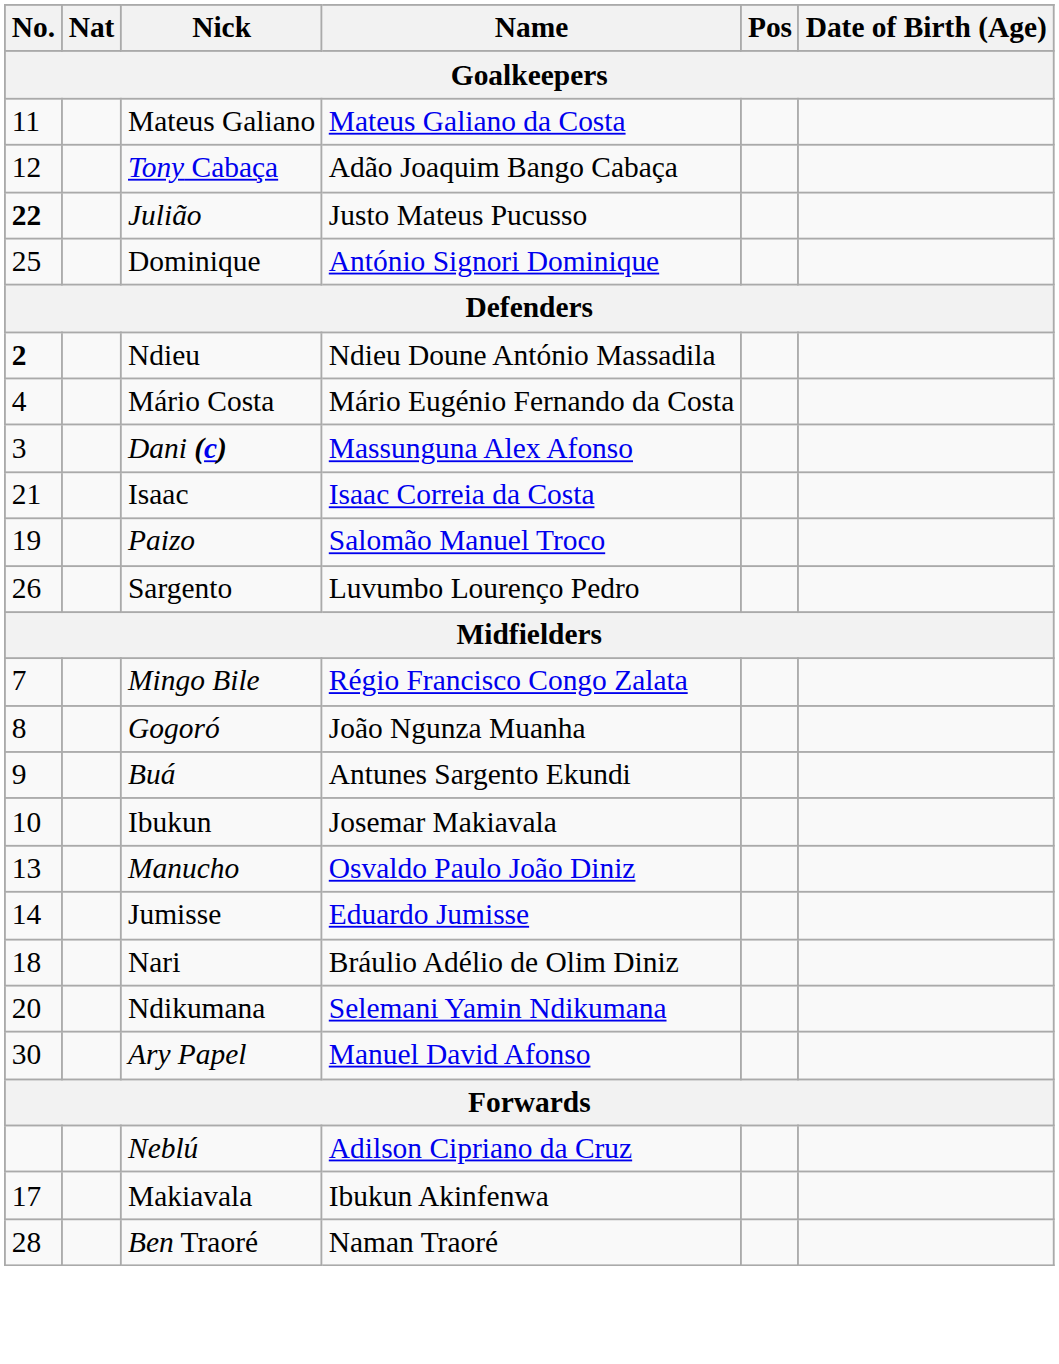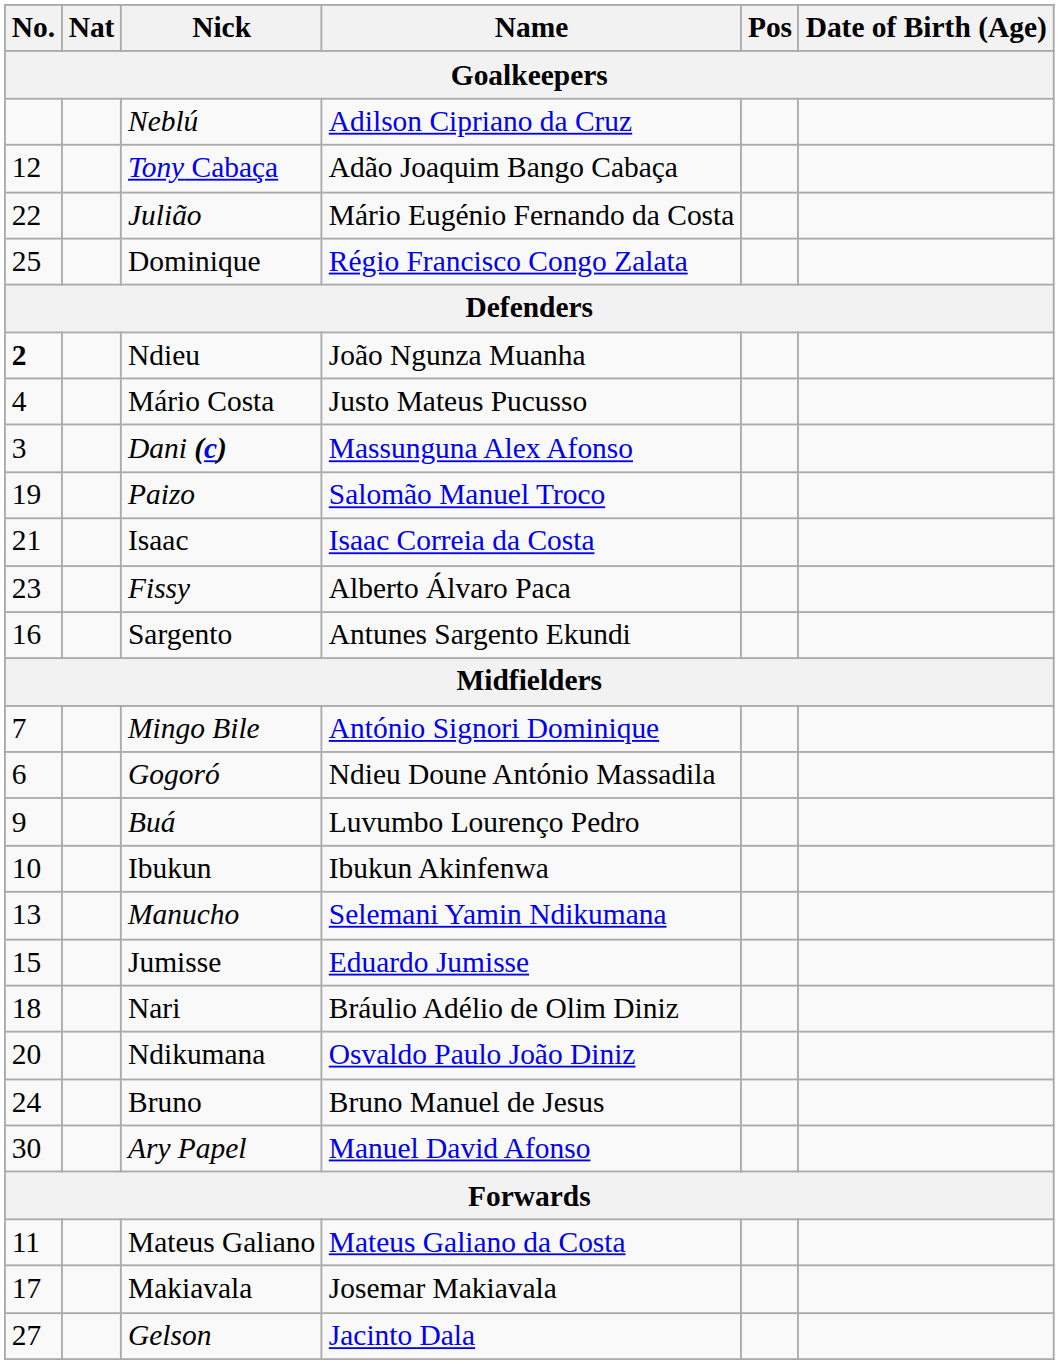rows swapped: (163, 1148) <-> (222, 121)
(26, 214) bold -> (26, 214) normal
(458, 214) Justo Mateus Pucusso -> (532, 214) Mário Eugénio Fernando da Costa
(494, 261) António Signori Dominique -> (508, 261) Régio Francisco Congo Zalata
(522, 354) Ndieu Doune António Massadila -> (457, 354) João Ngunza Muanha
(532, 401) Mário Eugénio Fernando da Costa -> (458, 401) Justo Mateus Pucusso
rows swapped: (162, 541) <-> (158, 494)
+ row: (159, 588)
(26, 588) 26 -> (26, 634) 16
(484, 588) Luvumbo Lourenço Pedro -> (480, 634) Antunes Sargento Ekundi
(508, 681) Régio Francisco Congo Zalata -> (494, 728) António Signori Dominique
(19, 728) 8 -> (19, 774) 6
(457, 728) João Ngunza Muanha -> (522, 774) Ndieu Doune António Massadila
(480, 774) Antunes Sargento Ekundi -> (484, 821) Luvumbo Lourenço Pedro
(443, 821) Josemar Makiavala -> (439, 868) Ibukun Akinfenwa
(482, 868) Osvaldo Paulo João Diniz -> (498, 914) Selemani Yamin Ndikumana
(26, 914) 14 -> (26, 961) 15
(498, 1008) Selemani Yamin Ndikumana -> (482, 1055) Osvaldo Paulo João Diniz
+ row: (165, 1101)
(439, 1195) Ibukun Akinfenwa -> (443, 1288) Josemar Makiavala
+ row: (170, 1335)
- row: (193, 1241)
